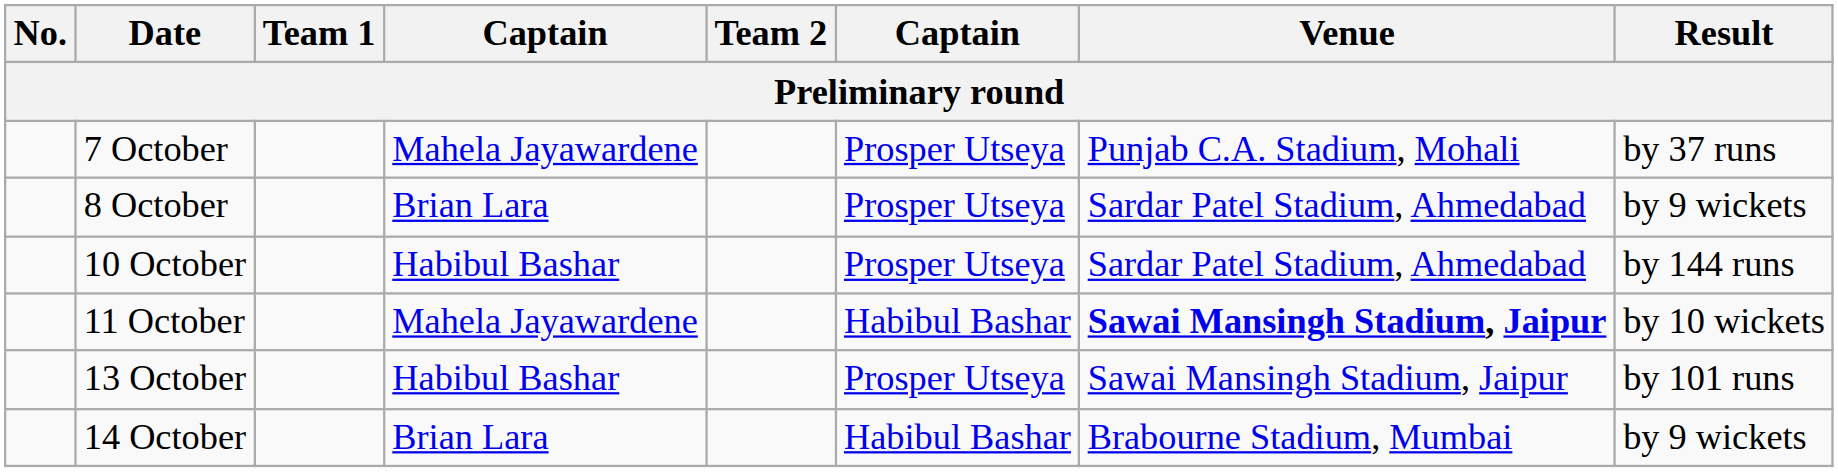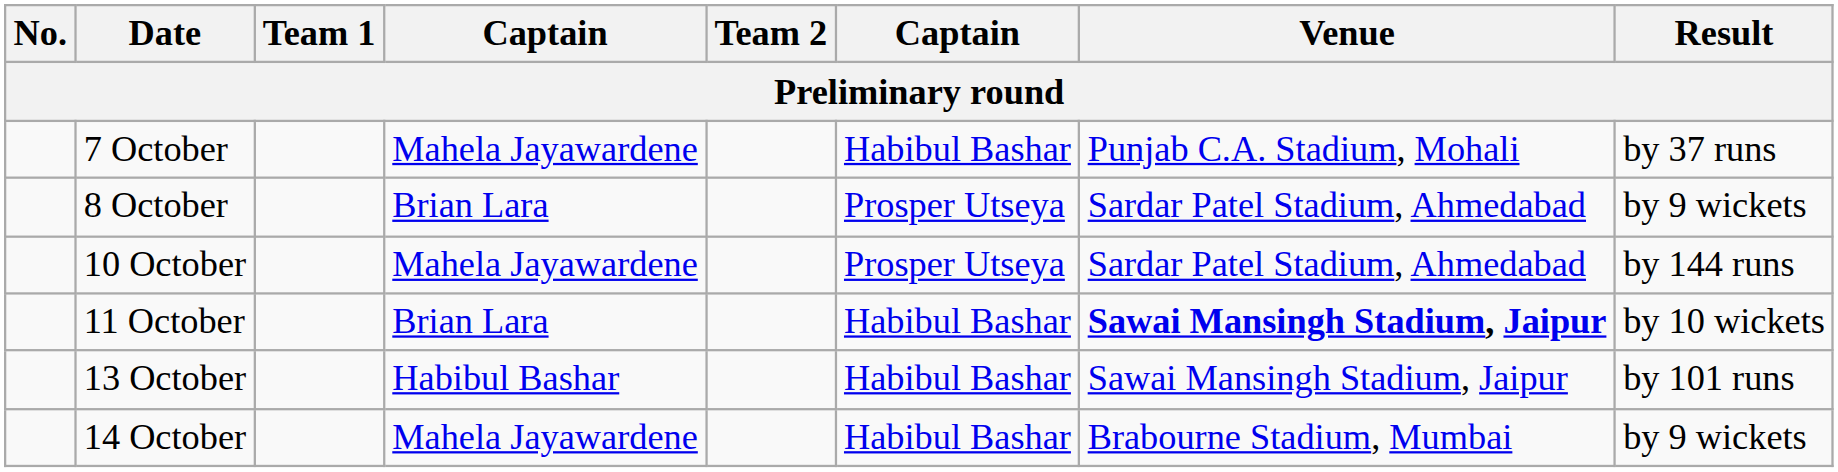(954, 148) Prosper Utseya -> (957, 148) Habibul Bashar
(506, 263) Habibul Bashar -> (545, 263) Mahela Jayawardene
(545, 321) Mahela Jayawardene -> (470, 321) Brian Lara
(954, 378) Prosper Utseya -> (957, 378) Habibul Bashar
(470, 436) Brian Lara -> (545, 436) Mahela Jayawardene
